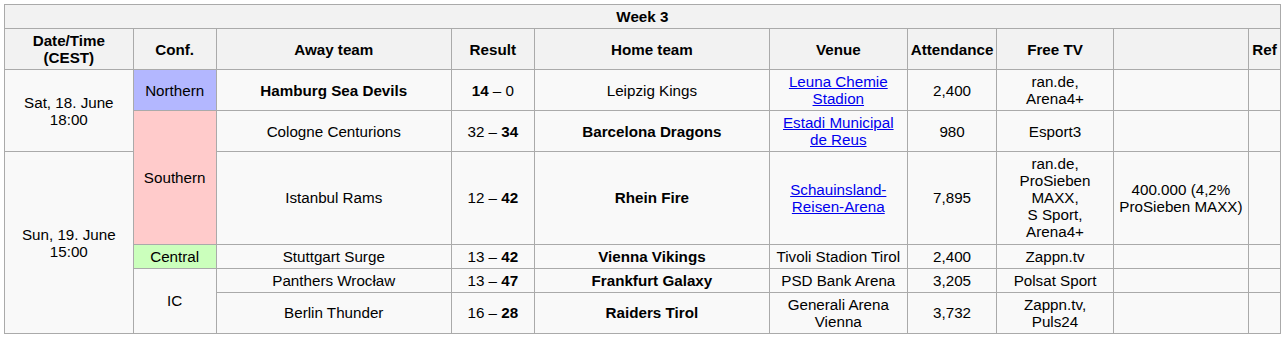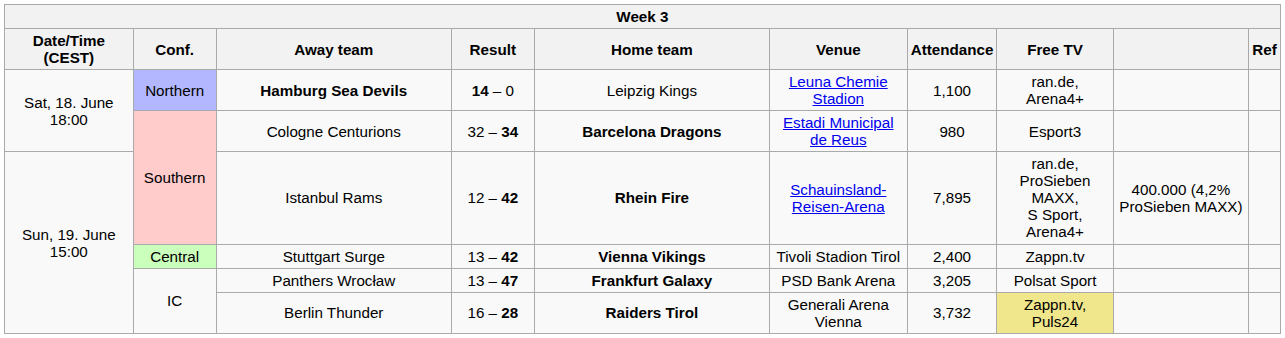(952, 90) 2,400 -> (952, 90) 1,100
(1055, 313) no background -> (1055, 313) khaki background
